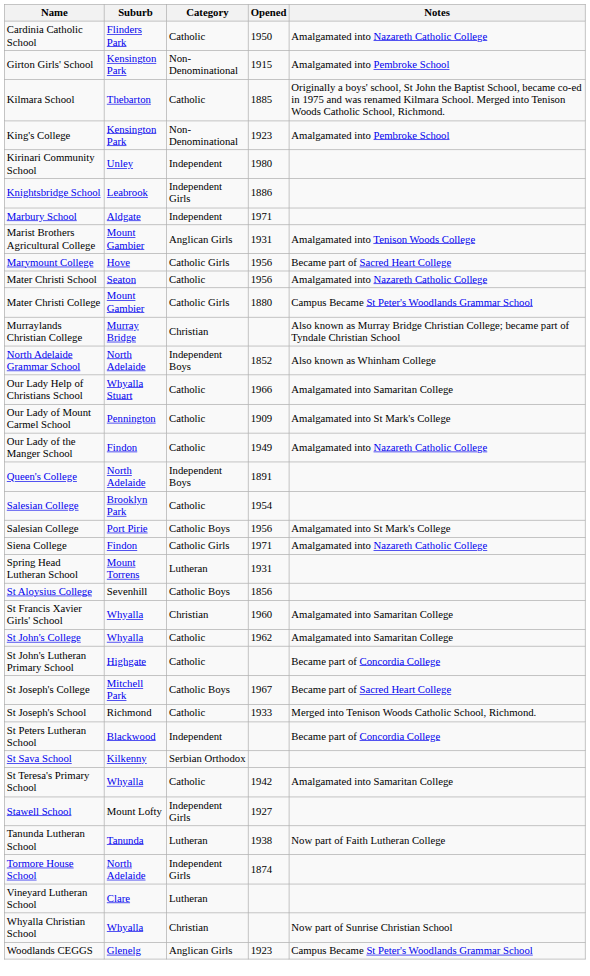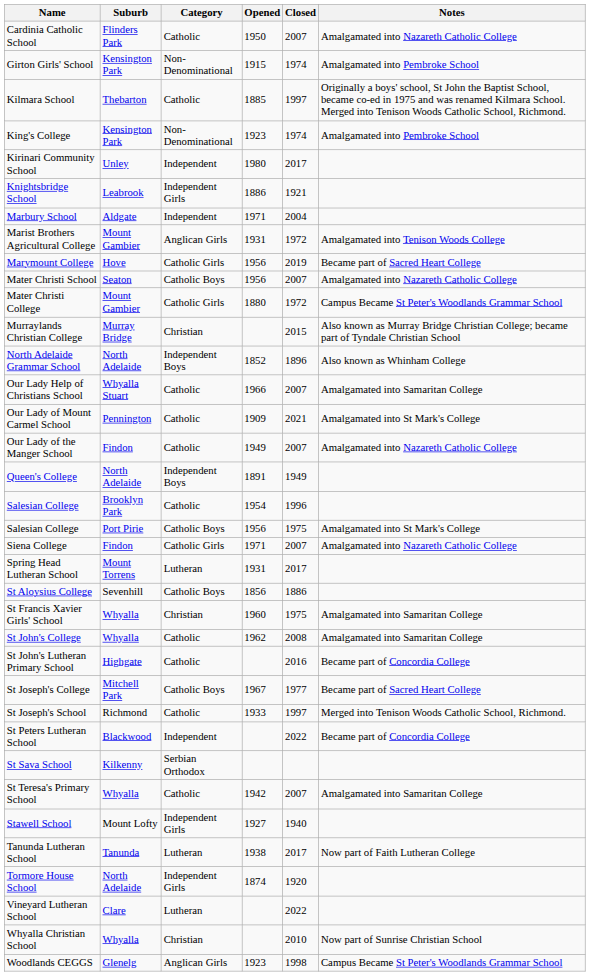+ column: (301, 13)
(187, 279) Catholic -> (194, 279) Catholic Boys
